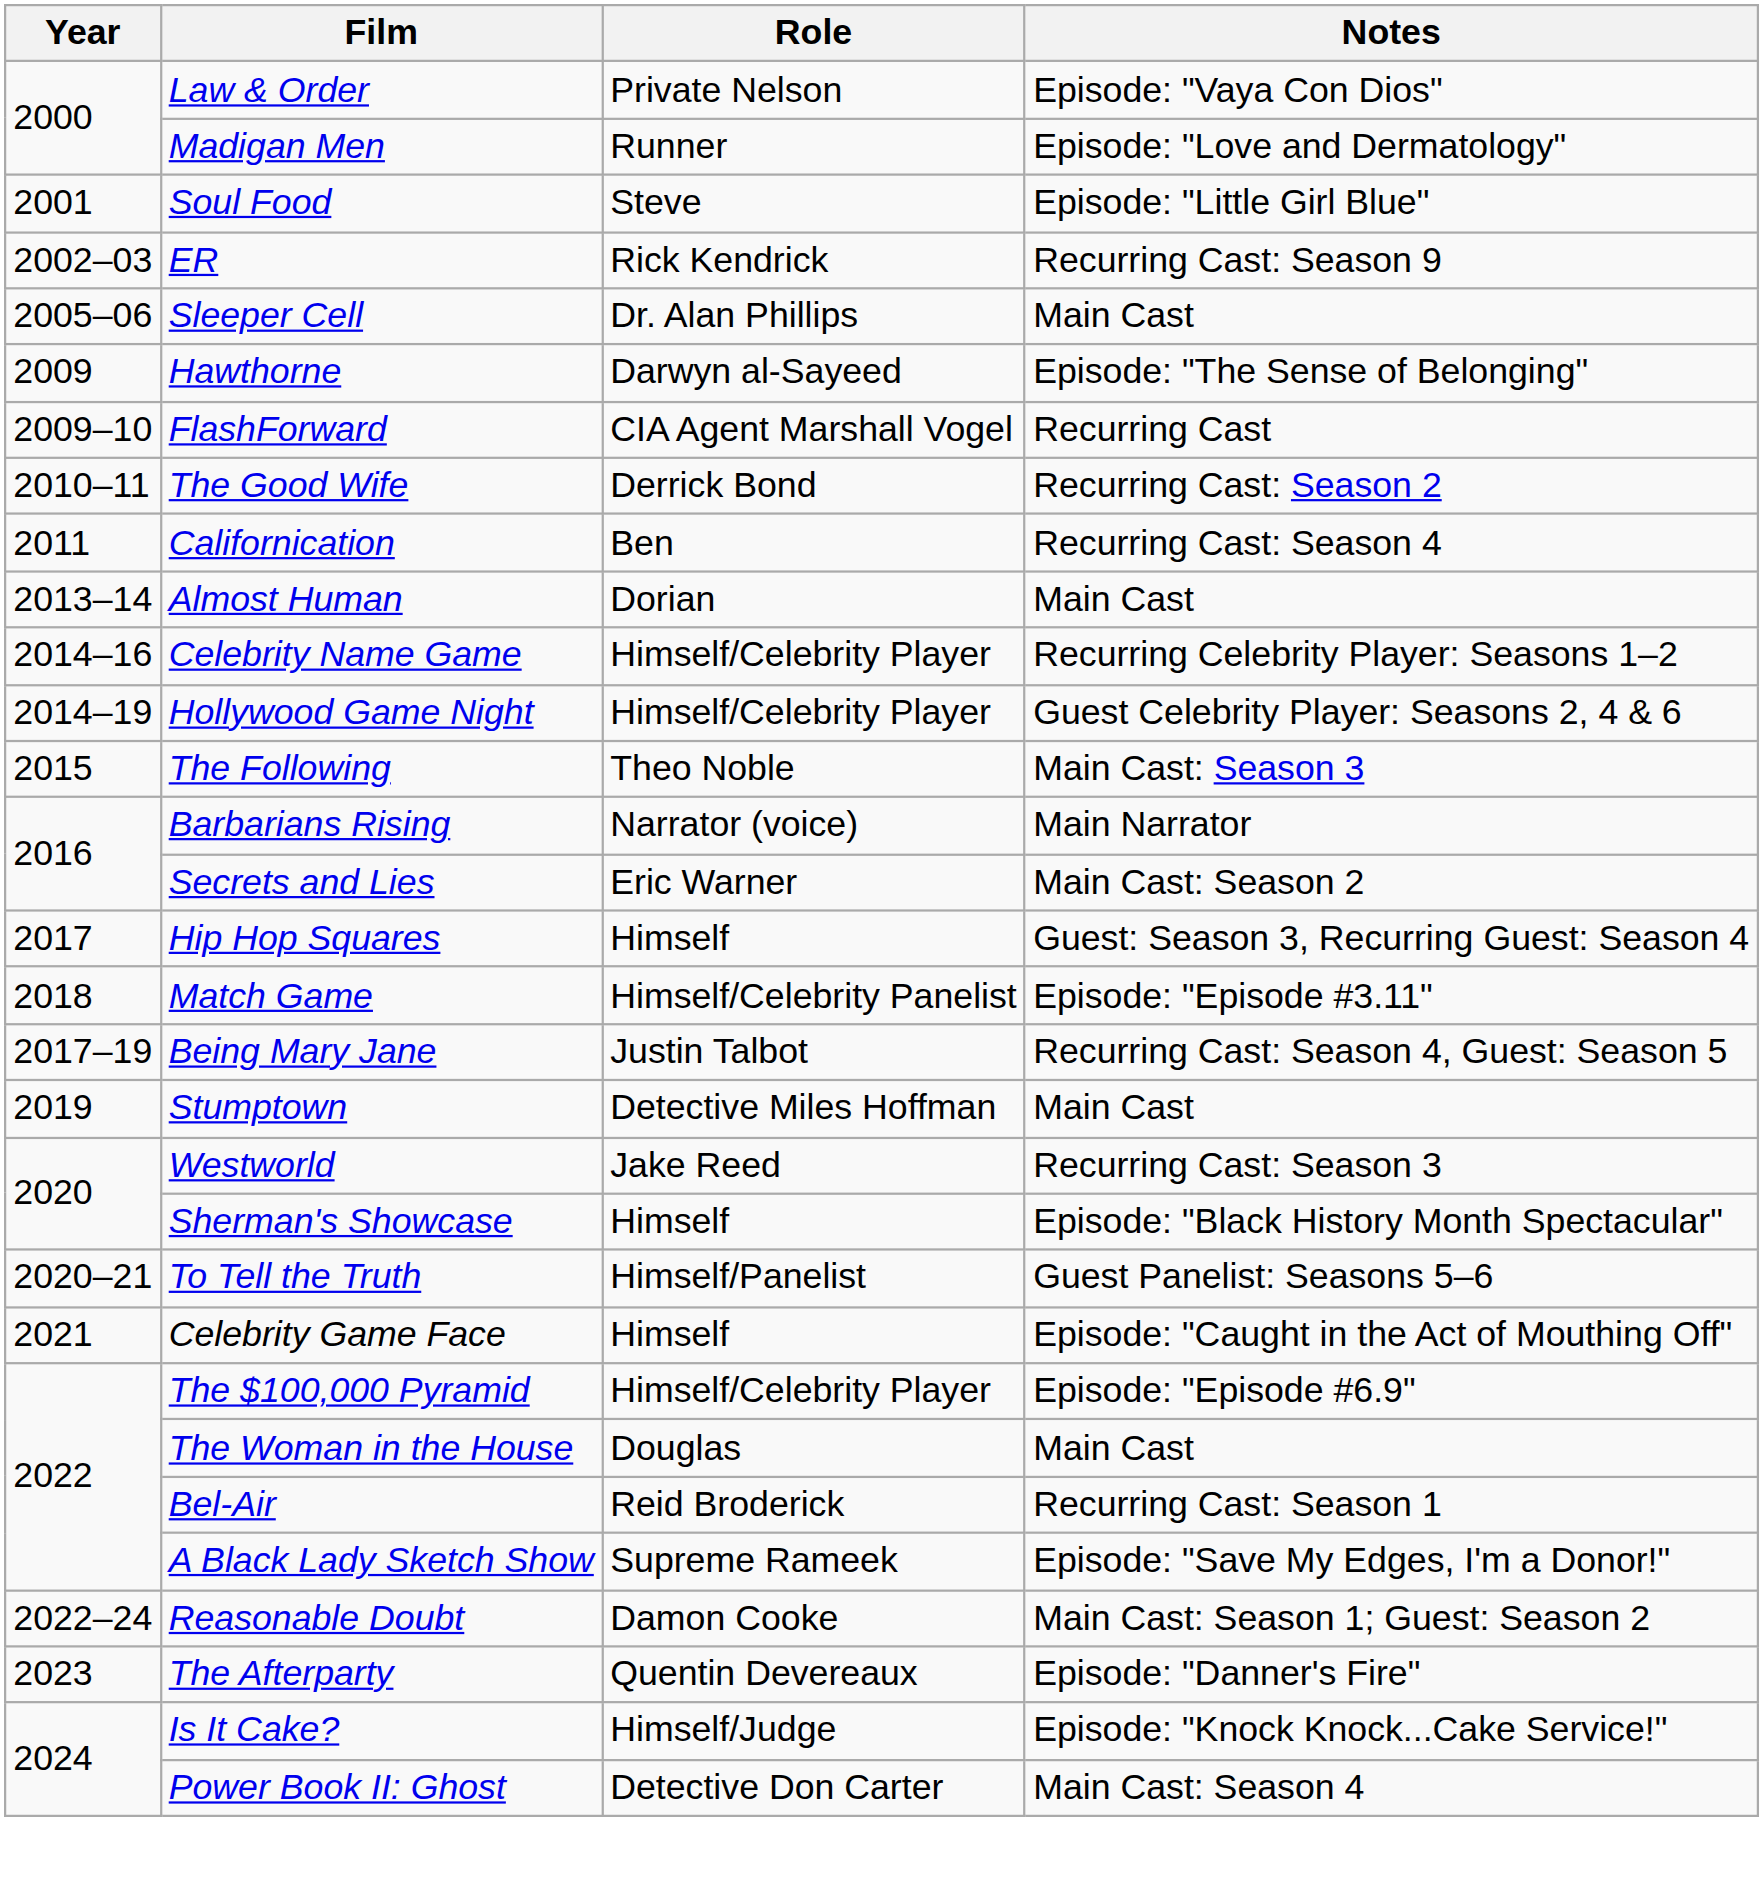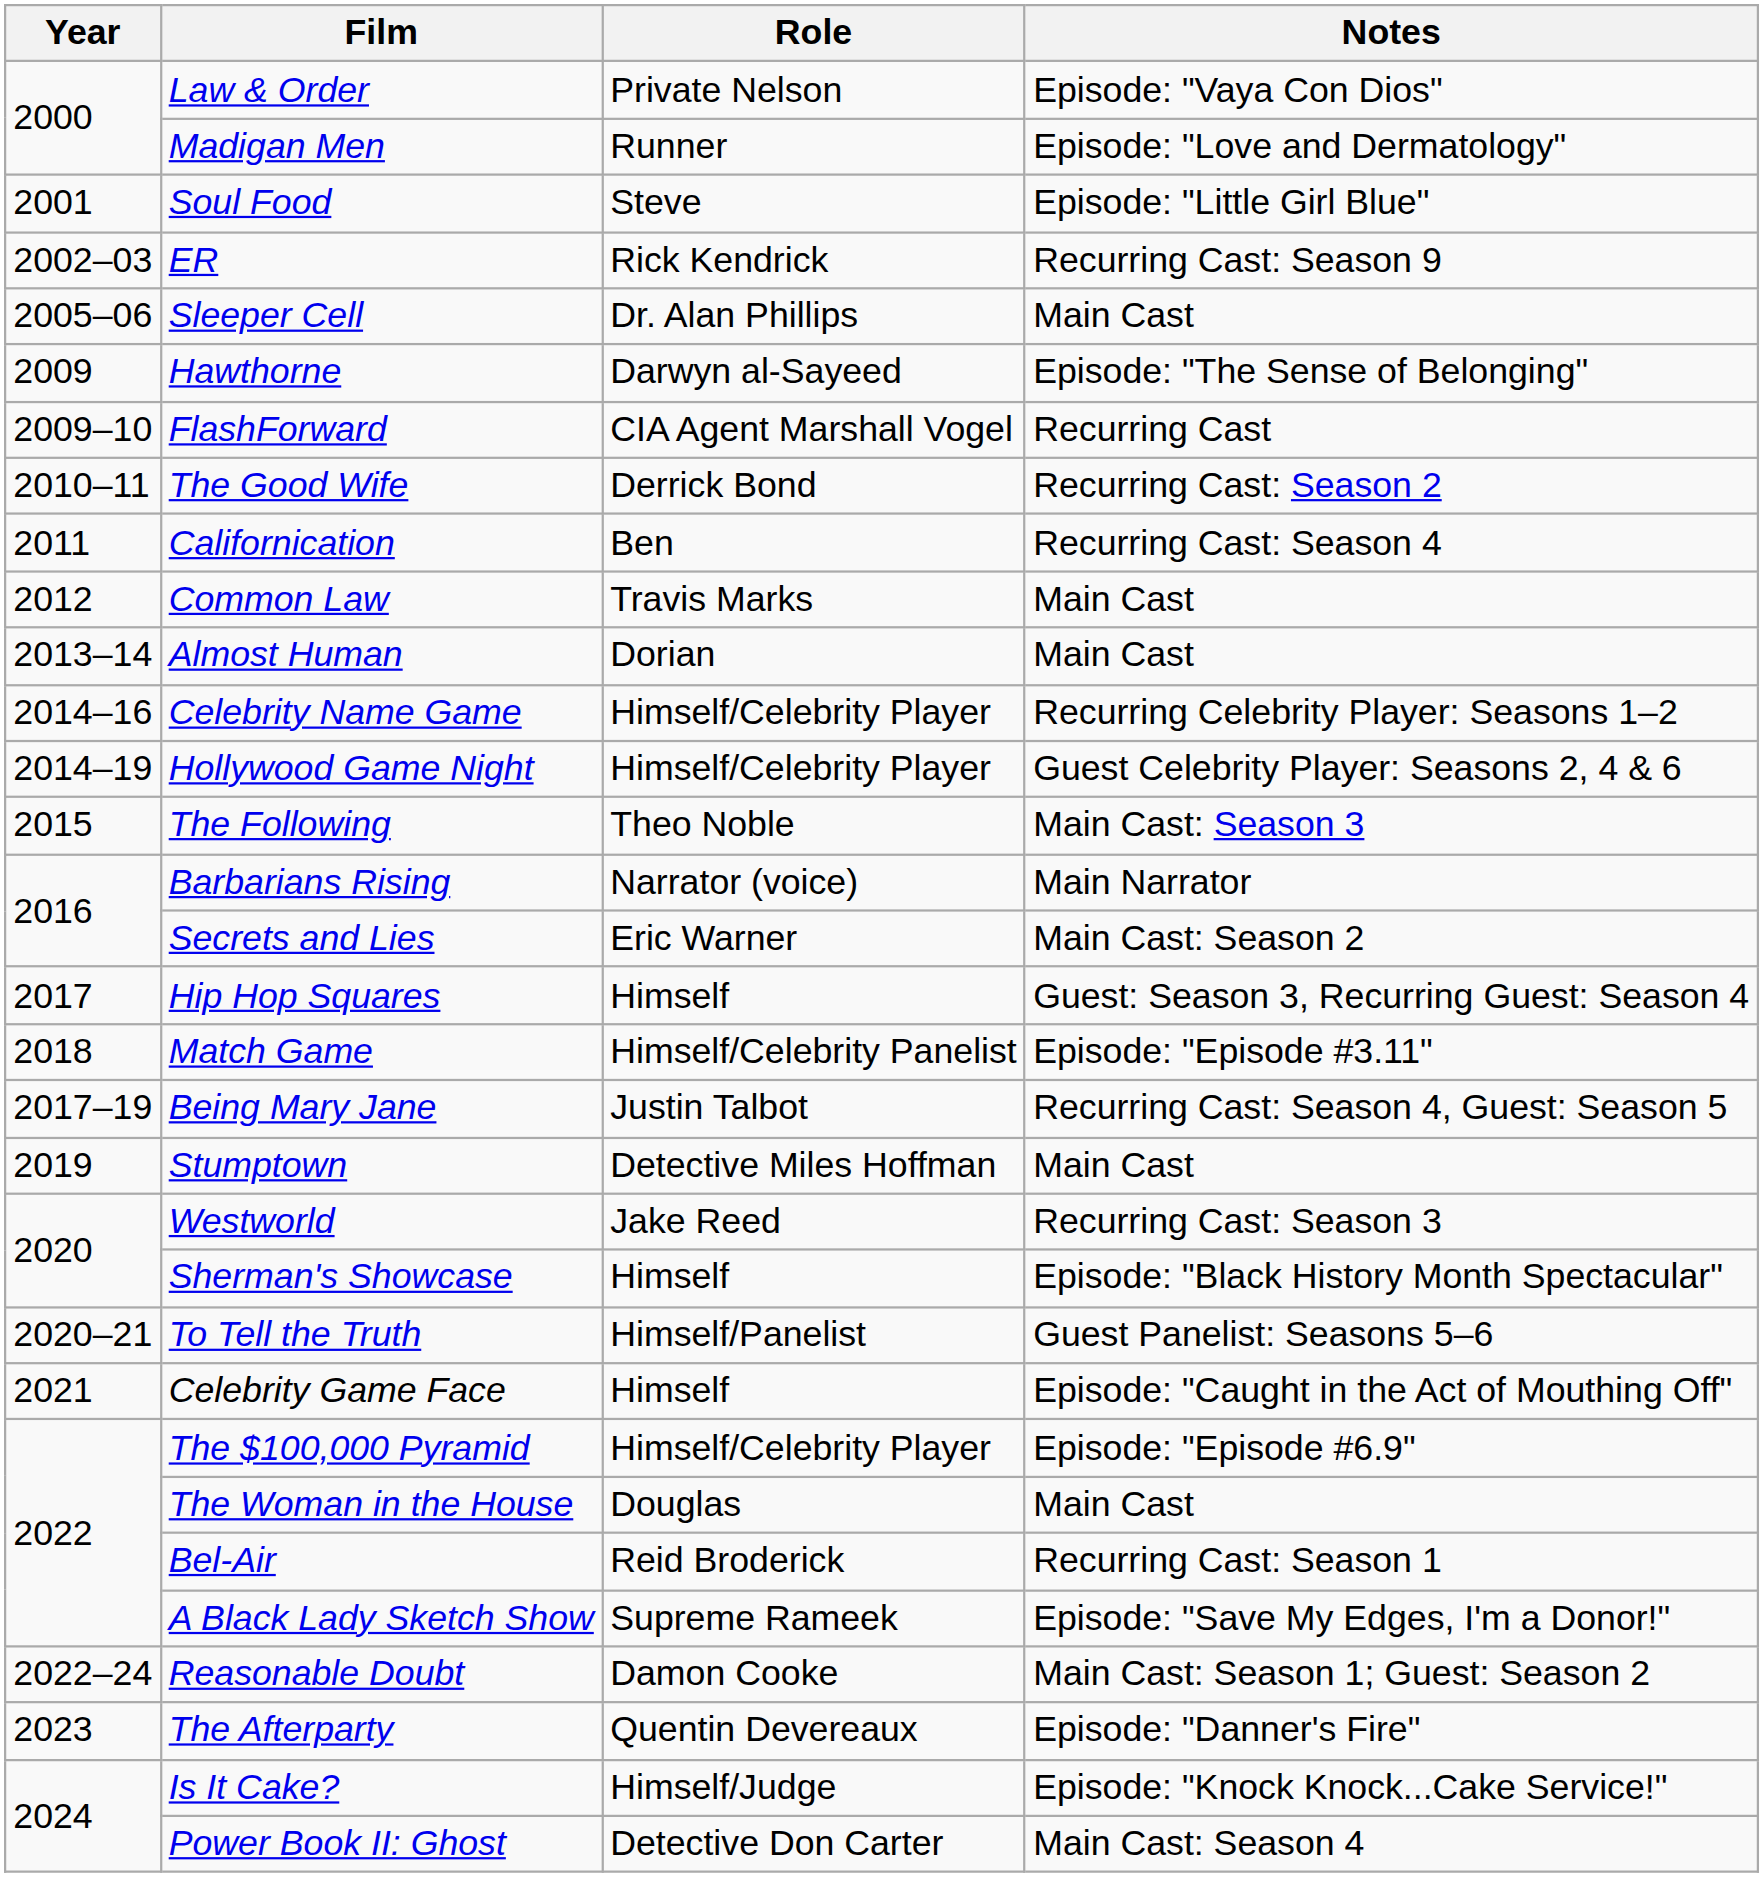+ row: (279, 598)
